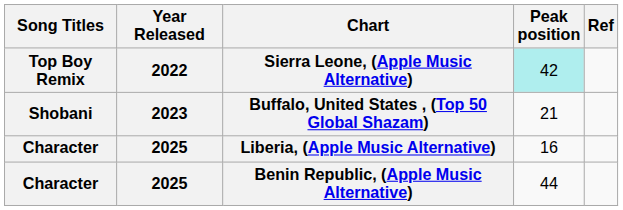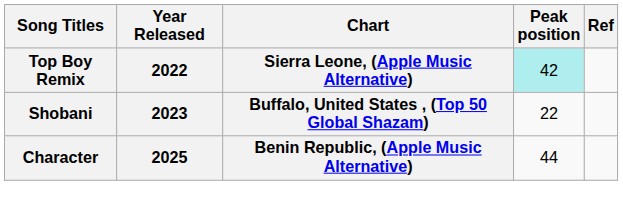(549, 114) 21 -> (549, 114) 22
- row: (368, 148)
